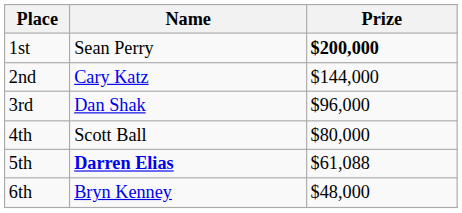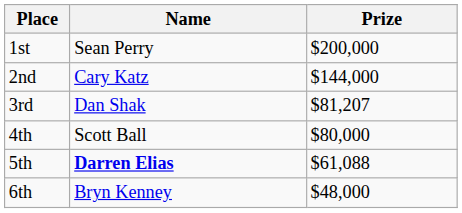(345, 47) bold -> (345, 47) normal
(340, 105) $96,000 -> (340, 105) $81,207
